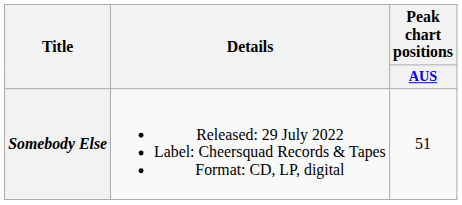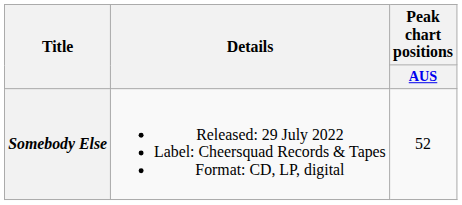(423, 143) 51 -> (423, 143) 52
